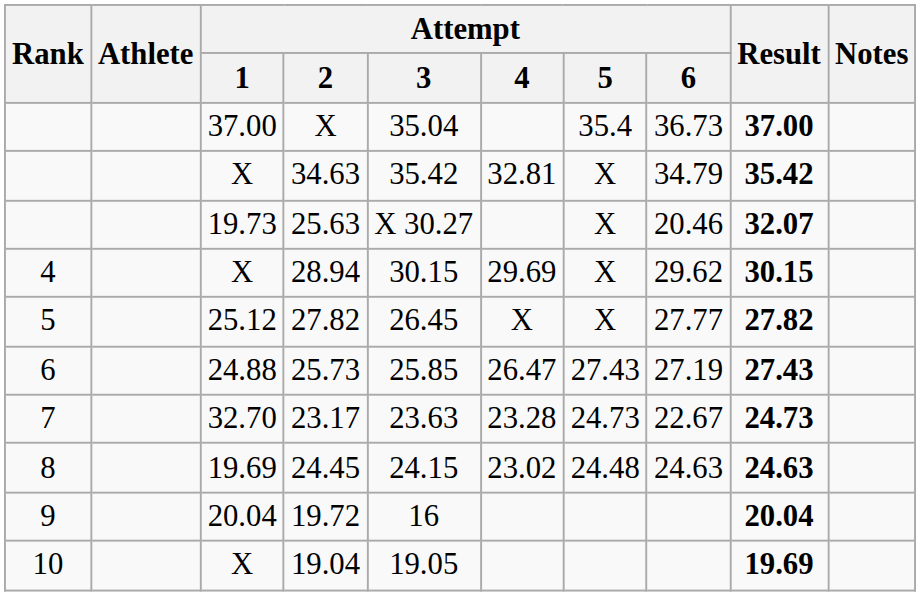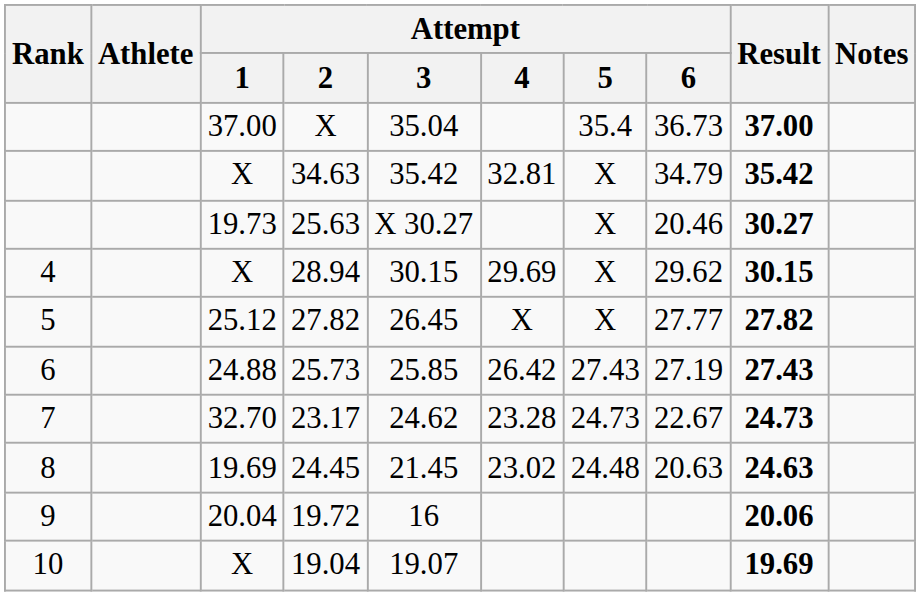(779, 223) 32.07 -> (779, 223) 30.27
(522, 369) 26.47 -> (522, 369) 26.42
(424, 418) 23.63 -> (424, 418) 24.62
(424, 467) 24.15 -> (424, 467) 21.45
(688, 467) 24.63 -> (688, 467) 20.63
(779, 516) 20.04 -> (779, 516) 20.06
(424, 564) 19.05 -> (424, 564) 19.07
